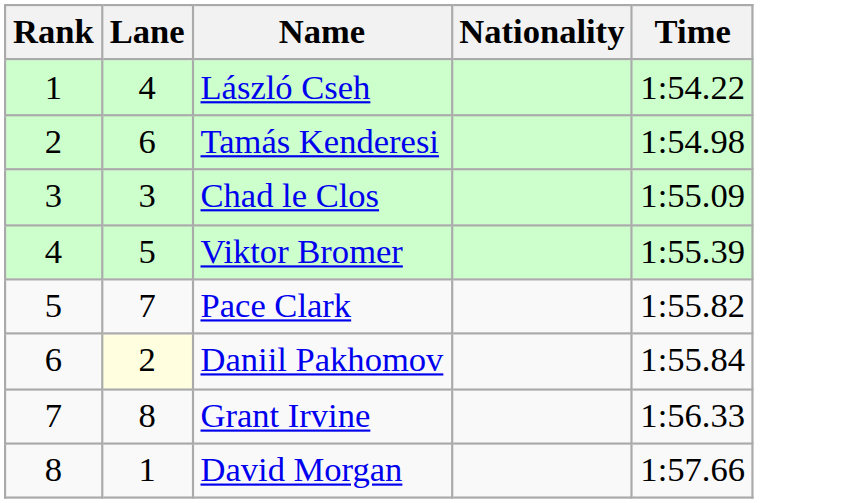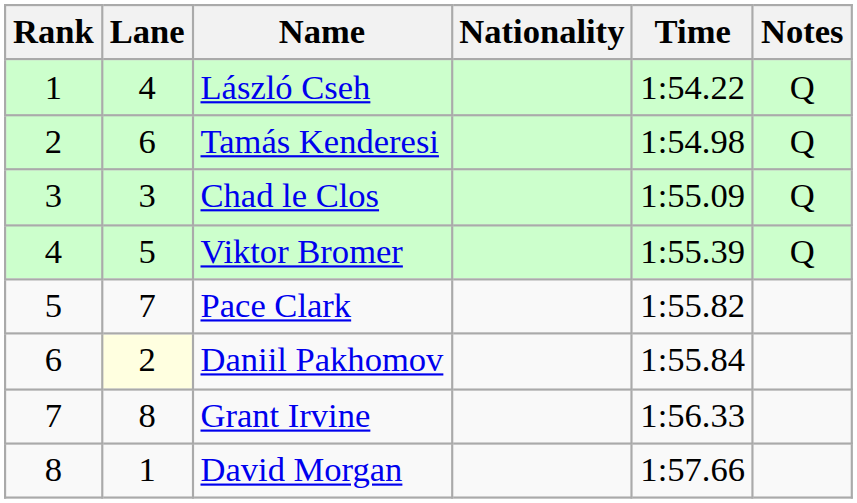+ column: (802, 31)
